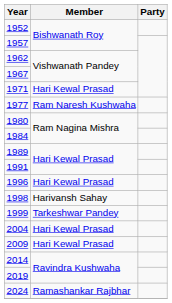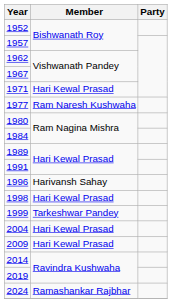(73, 182) Hari Kewal Prasad -> (70, 182) Harivansh Sahay
(70, 197) Harivansh Sahay -> (73, 197) Hari Kewal Prasad
